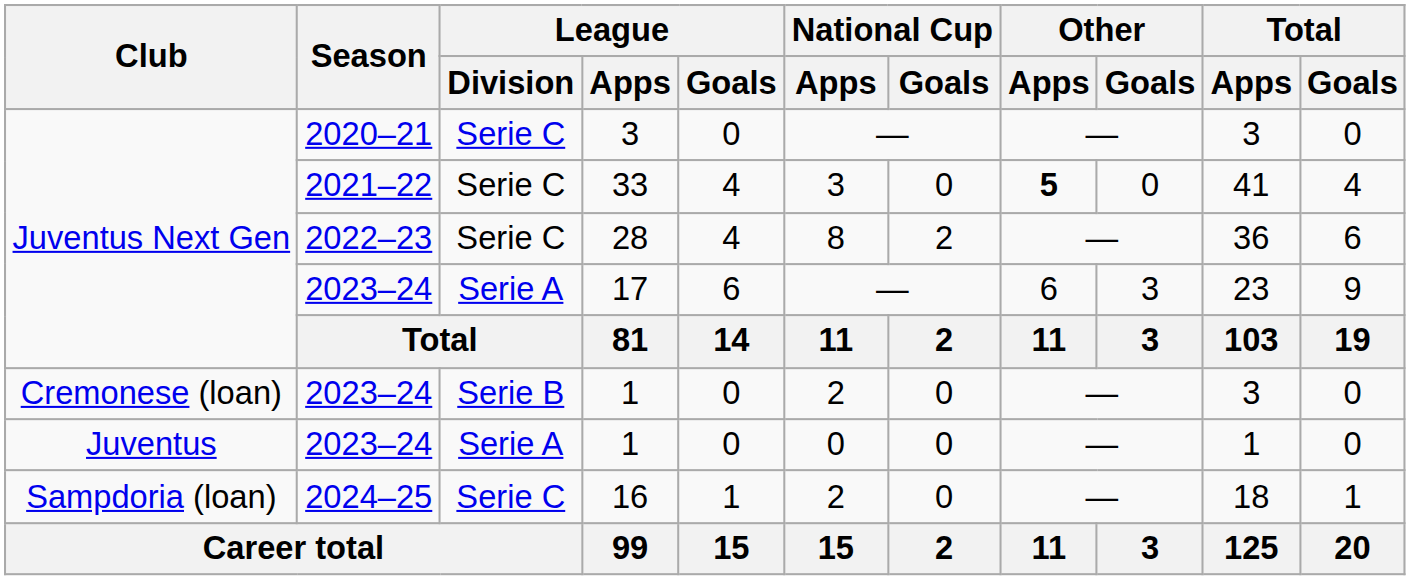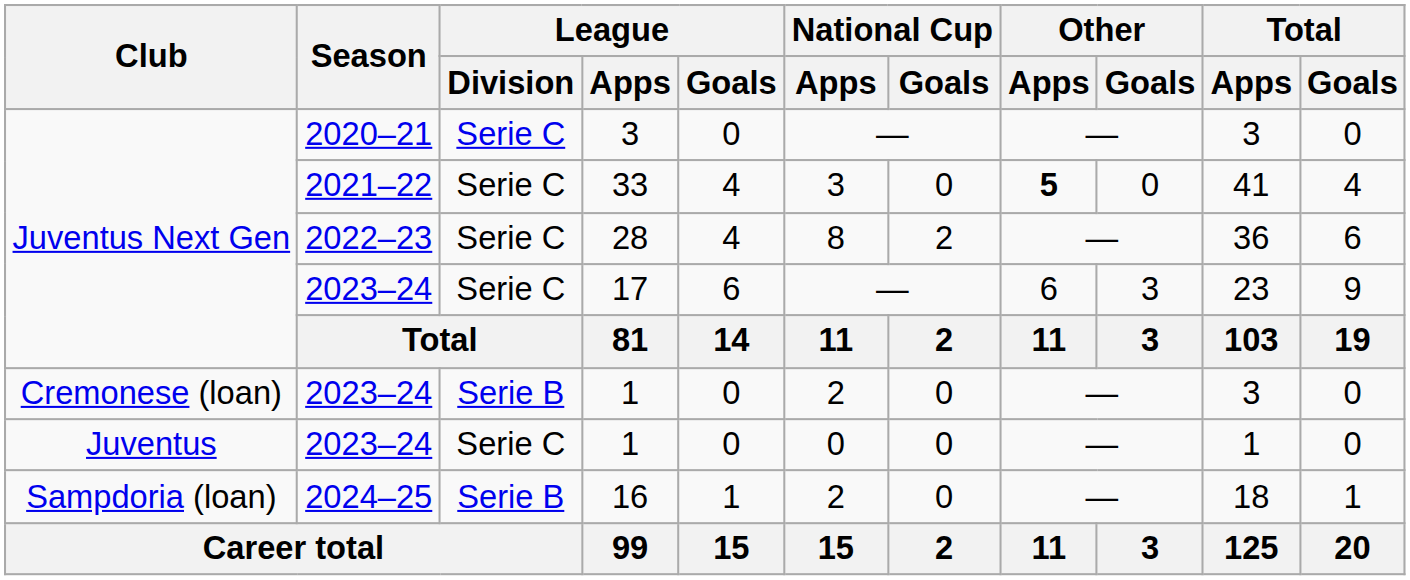(511, 289) Serie A -> (511, 289) Serie C
(511, 444) Serie A -> (511, 444) Serie C
(511, 496) Serie C -> (511, 496) Serie B
